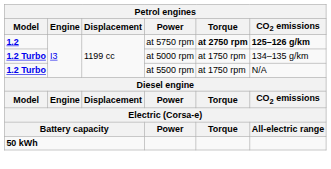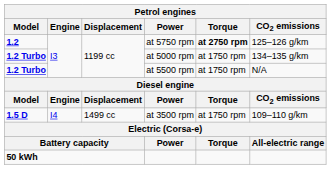(281, 42) bold -> (280, 42) normal
+ row: (170, 115)
